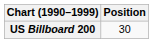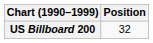(125, 30) 30 -> (125, 30) 32
